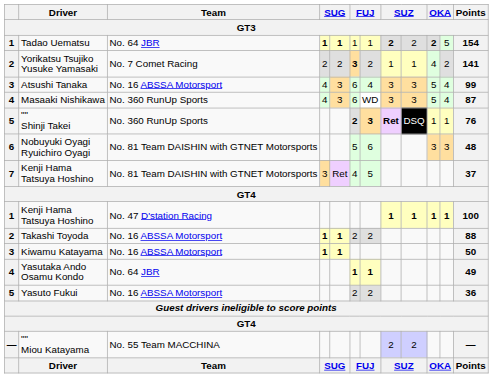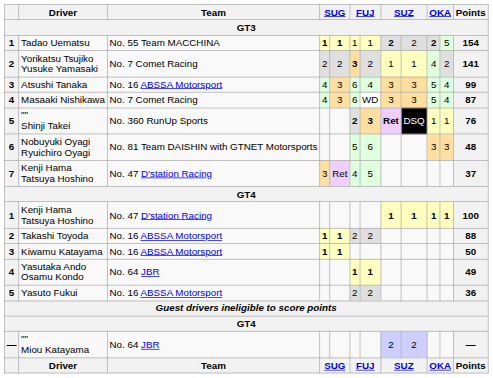(135, 43) No. 64 JBR -> (165, 43) No. 55 Team MACCHINA
(159, 100) No. 360 RunUp Sports -> (154, 100) No. 7 Comet Racing
(213, 173) No. 81 Team DAISHIN with GTNET Motorsports -> (161, 173) No. 47 D'station Racing
(165, 344) No. 55 Team MACCHINA -> (135, 344) No. 64 JBR
